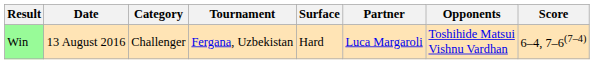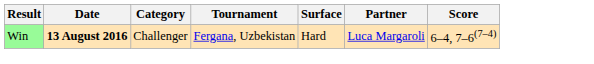- column: (472, 14)
(86, 41) normal -> (87, 35) bold
